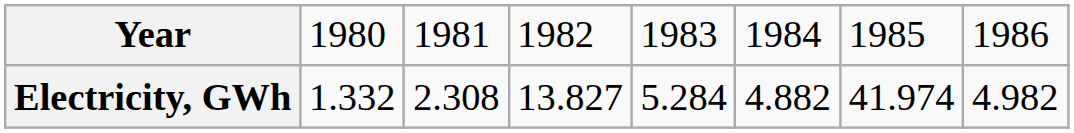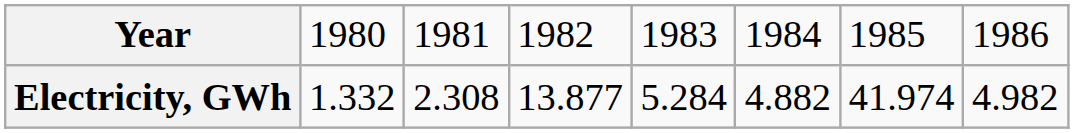(570, 95) 13.827 -> (570, 95) 13.877
